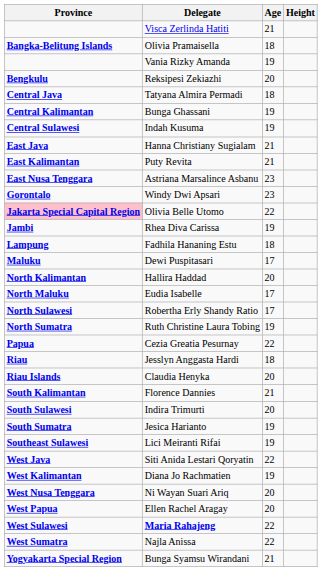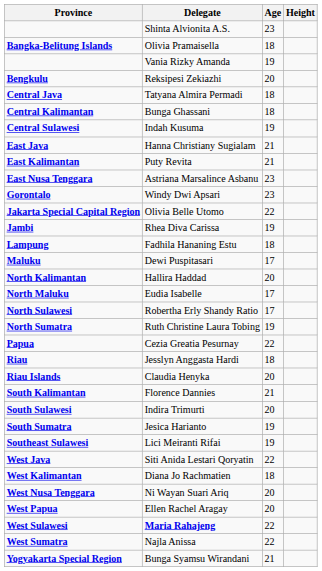+ row: (187, 29)
- row: (187, 29)
(270, 112) 19 -> (270, 112) 18
(73, 211) pink background -> (73, 211) no background
(270, 476) 19 -> (270, 476) 18
